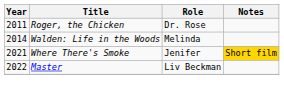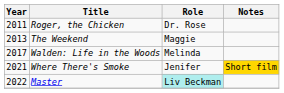+ row: (60, 39)
(17, 39) 2014 -> (17, 53) 2017
(193, 67) no background -> (193, 81) paleturquoise background
